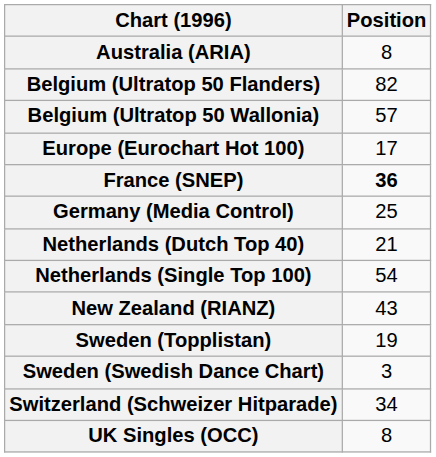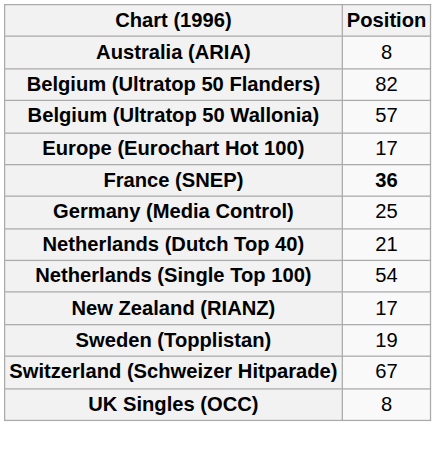(387, 308) 43 -> (387, 308) 17
- row: (173, 372)
(387, 404) 34 -> (387, 372) 67
